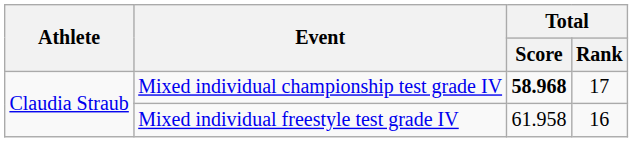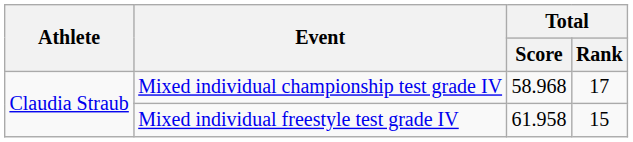(539, 87) bold -> (539, 87) normal
(599, 120) 16 -> (599, 120) 15
